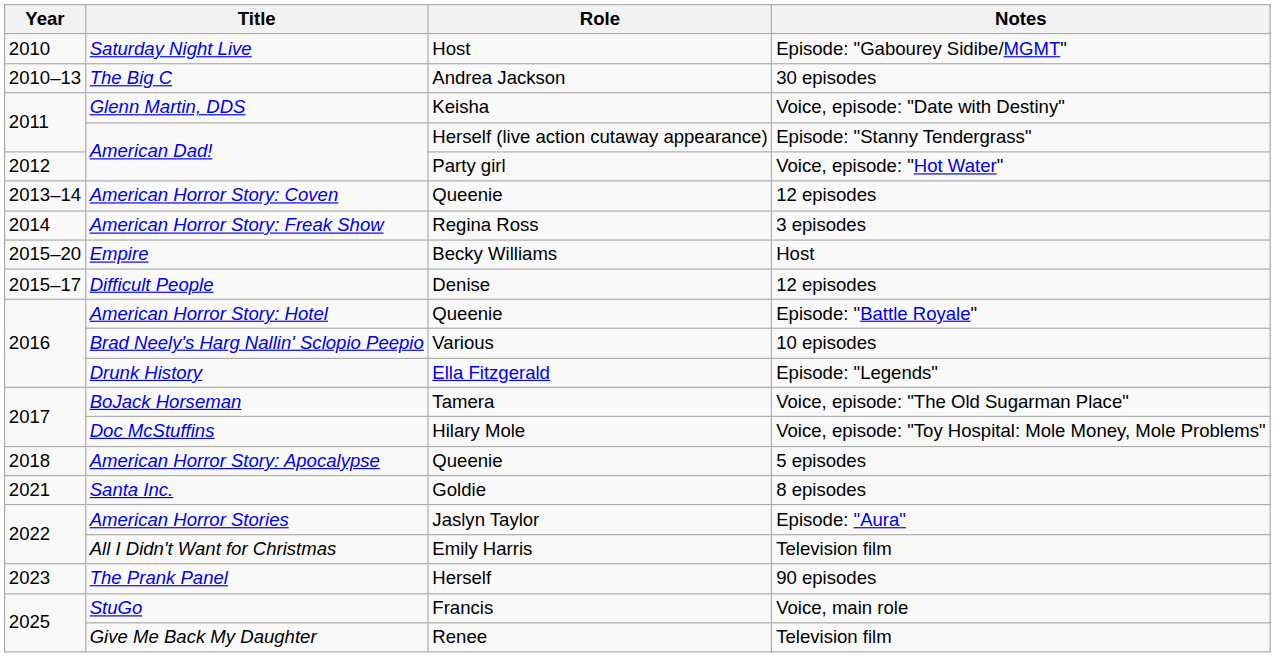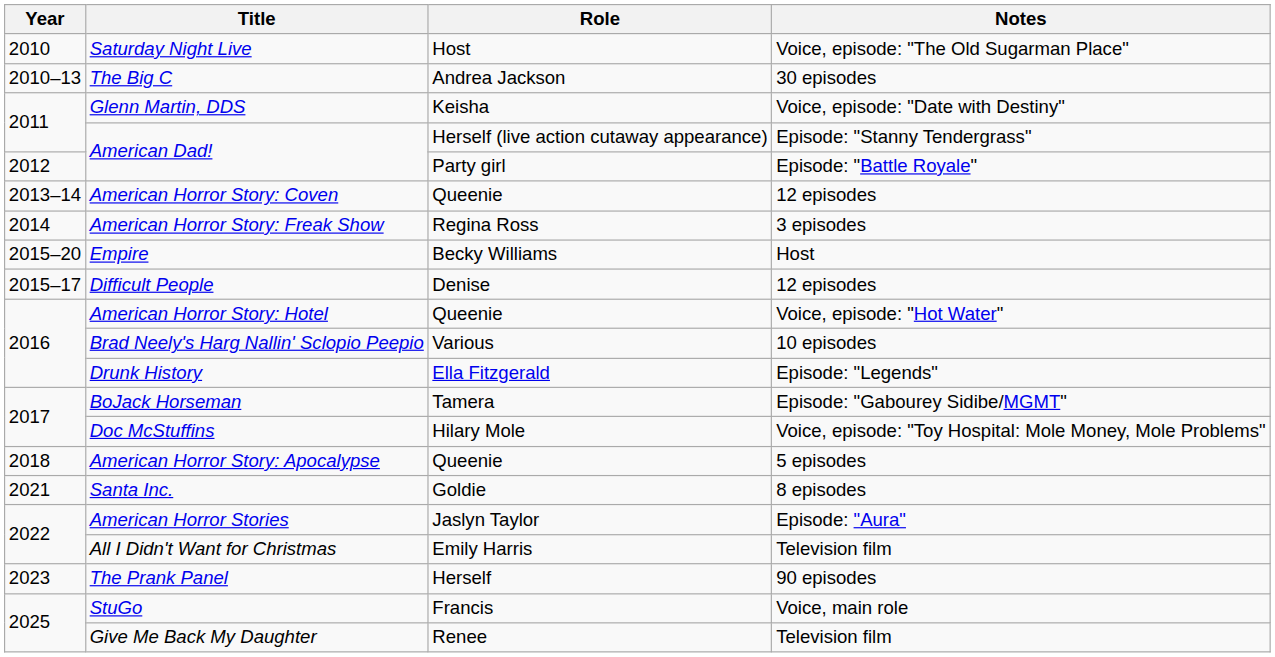(922, 48) Episode: "Gabourey Sidibe/MGMT" -> (952, 48) Voice, episode: "The Old Sugarman Place"
(890, 166) Voice, episode: "Hot Water" -> (877, 166) Episode: "Battle Royale"
(877, 313) Episode: "Battle Royale" -> (890, 313) Voice, episode: "Hot Water"
(952, 401) Voice, episode: "The Old Sugarman Place" -> (922, 401) Episode: "Gabourey Sidibe/MGMT"
